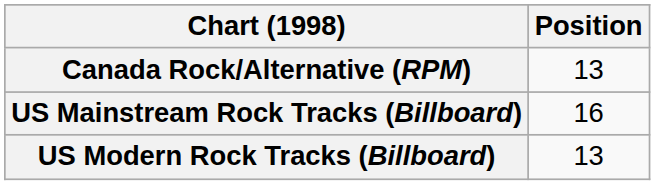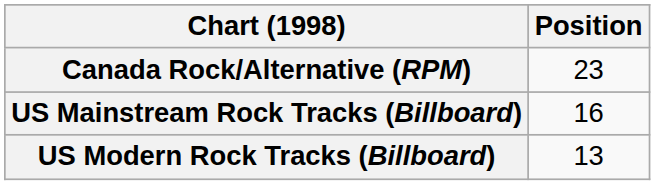(589, 69) 13 -> (589, 69) 23
